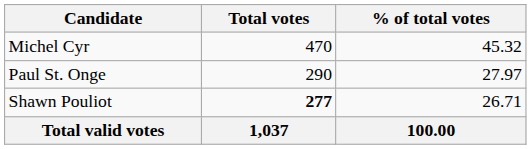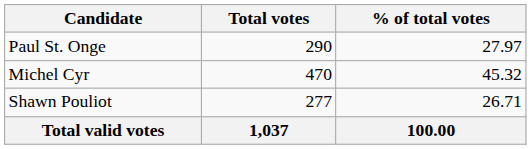rows swapped: (49, 46) <-> (57, 74)
(319, 102) bold -> (319, 102) normal
